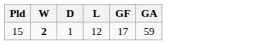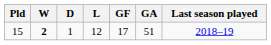+ column: (214, 13)
(149, 31) 59 -> (149, 31) 51
